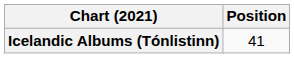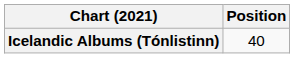(256, 40) 41 -> (256, 40) 40
